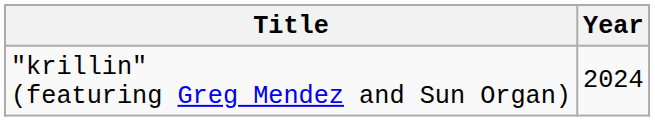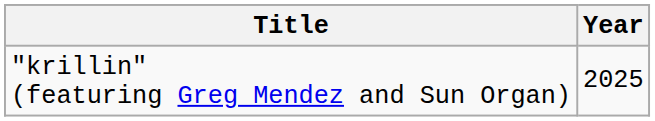(613, 81) 2024 -> (613, 81) 2025
